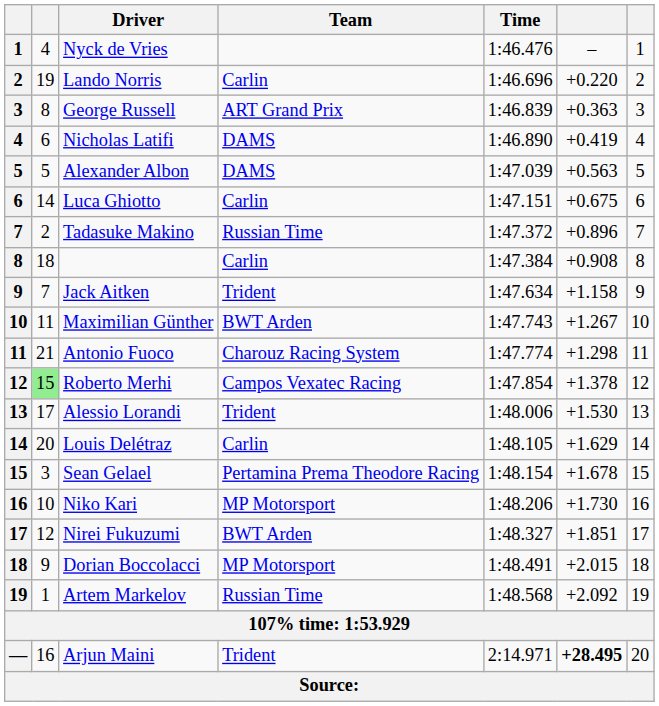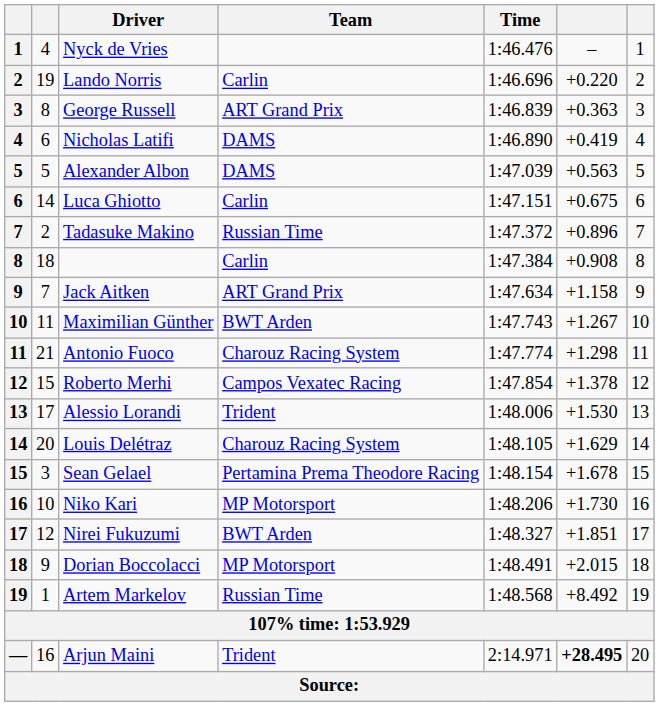(249, 291) Trident -> (283, 291) ART Grand Prix
(45, 382) lightgreen background -> (45, 382) no background
(245, 443) Carlin -> (311, 443) Charouz Racing System
(592, 594) +2.092 -> (592, 594) +8.492
